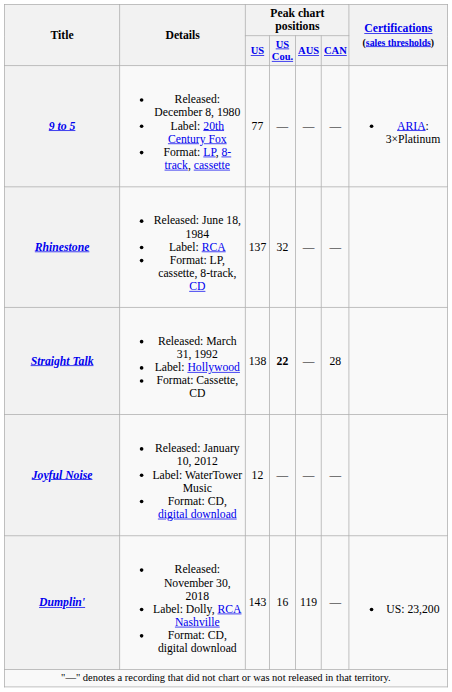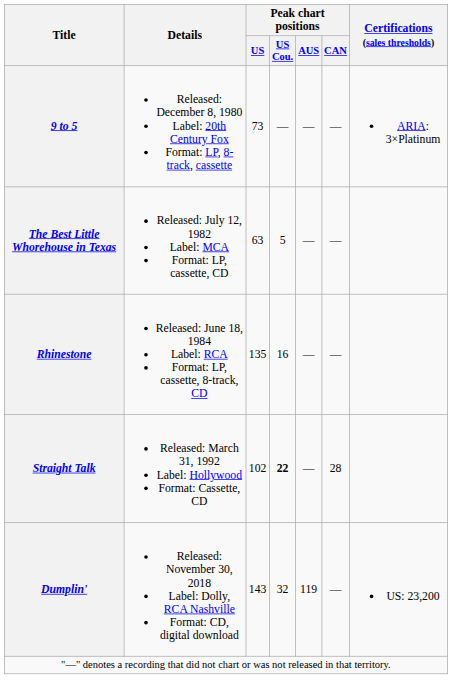(257, 126) 77 -> (258, 126) 73
+ row: (64, 240)
(257, 246) 137 -> (258, 354) 135
(282, 246) 32 -> (283, 354) 16
(257, 361) 138 -> (258, 468) 102
- row: (62, 475)
(282, 602) 16 -> (283, 589) 32
